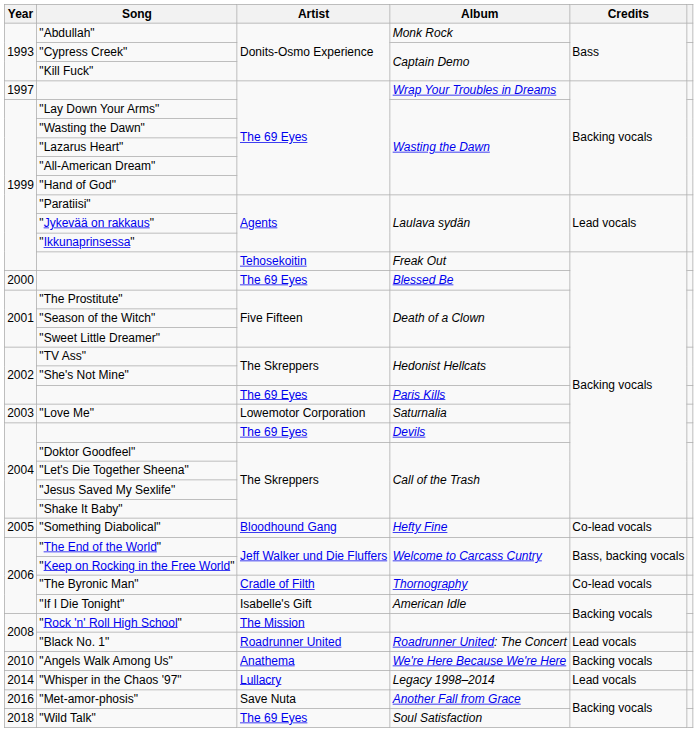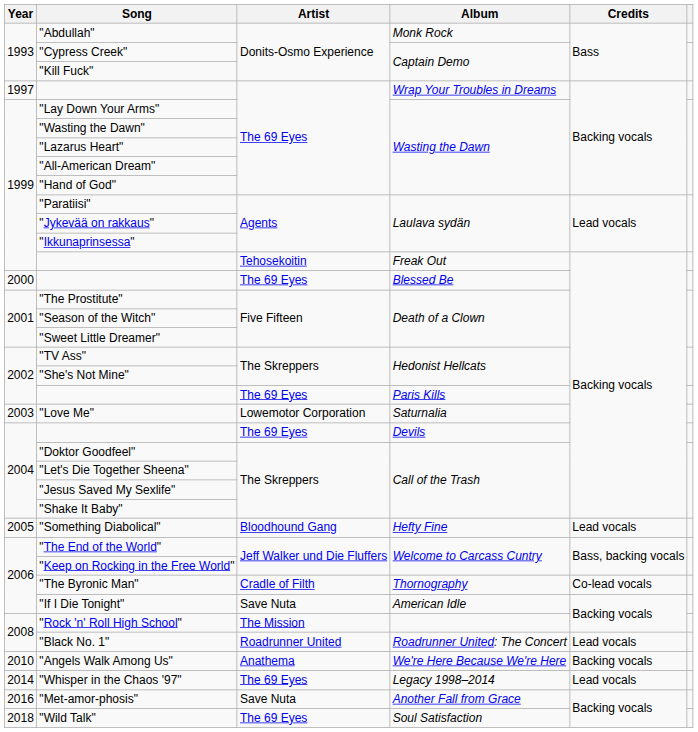(612, 527) Co-lead vocals -> (604, 527) Lead vocals
(276, 603) Isabelle's Gift -> (268, 603) Save Nuta
(261, 680) Lullacry -> (274, 680) The 69 Eyes
